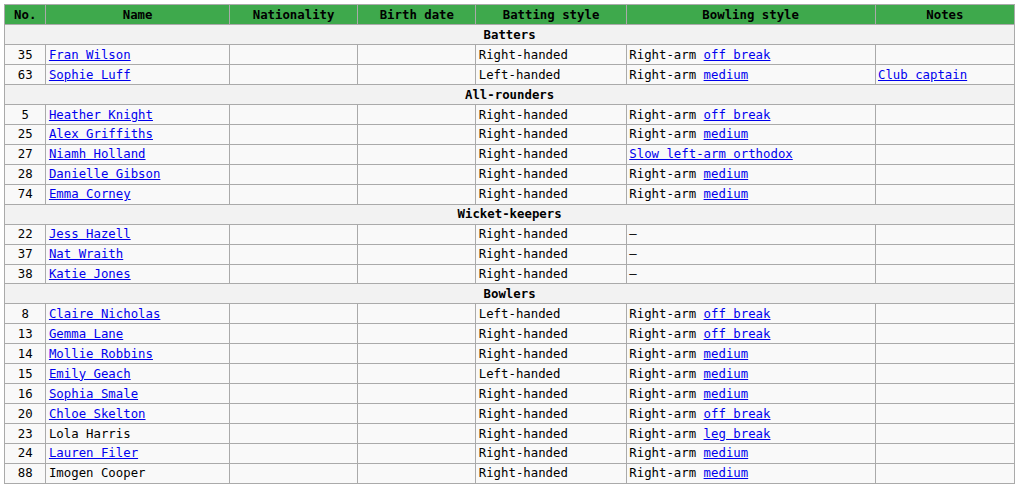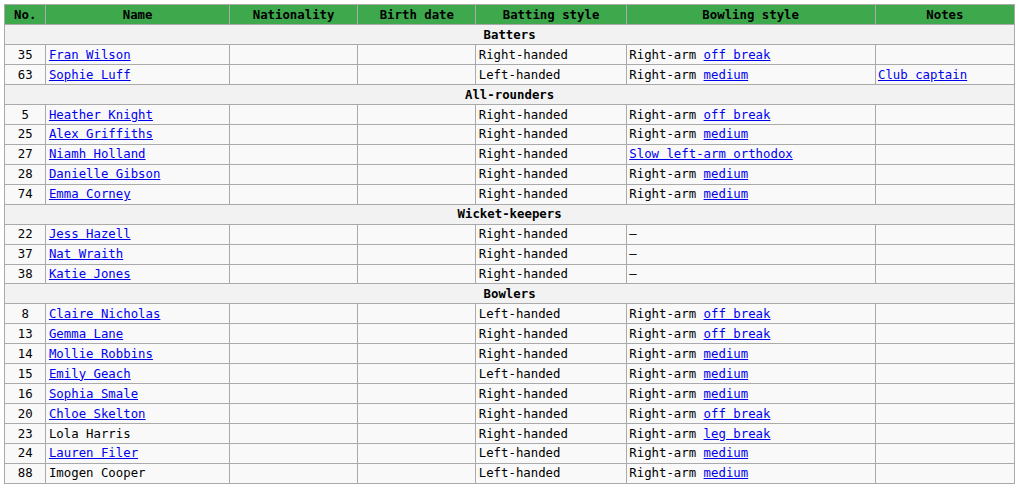(523, 453) Right-handed -> (520, 453) Left-handed
(523, 473) Right-handed -> (520, 473) Left-handed
